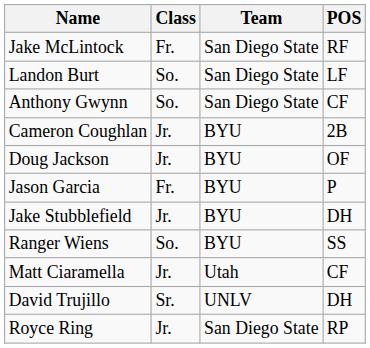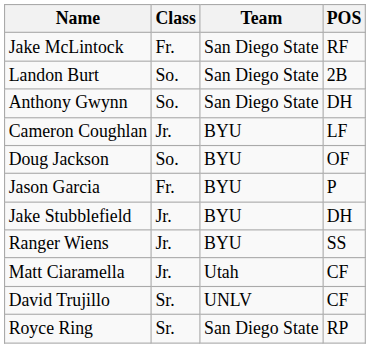(337, 74) LF -> (337, 74) 2B
(338, 103) CF -> (340, 103) DH
(337, 131) 2B -> (337, 131) LF
(164, 159) Jr. -> (167, 159) So.
(167, 243) So. -> (164, 243) Jr.
(340, 300) DH -> (338, 300) CF
(164, 328) Jr. -> (165, 328) Sr.
